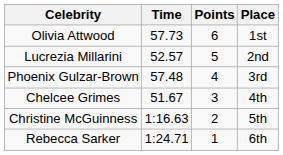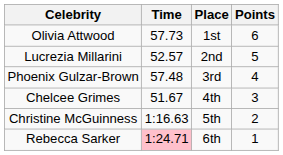columns swapped: (258, 14) <-> (215, 14)
(167, 139) no background -> (167, 139) pink background
